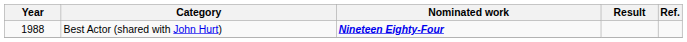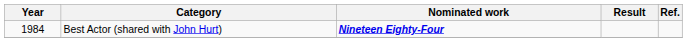(33, 29) 1988 -> (33, 29) 1984
